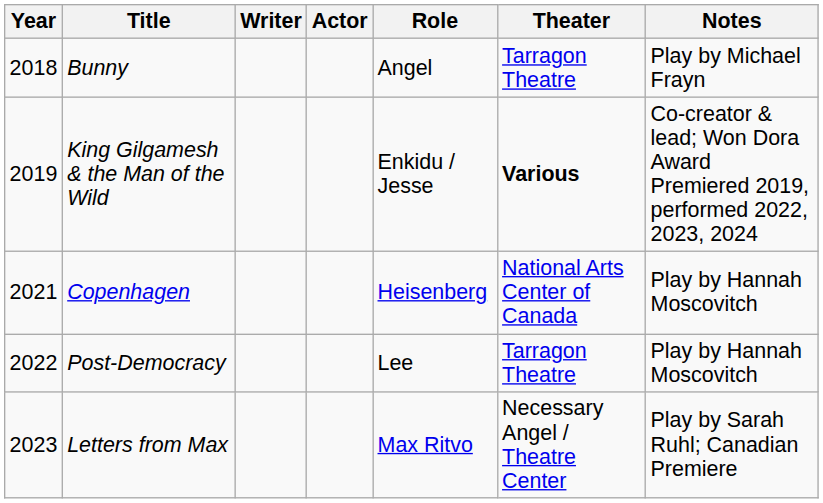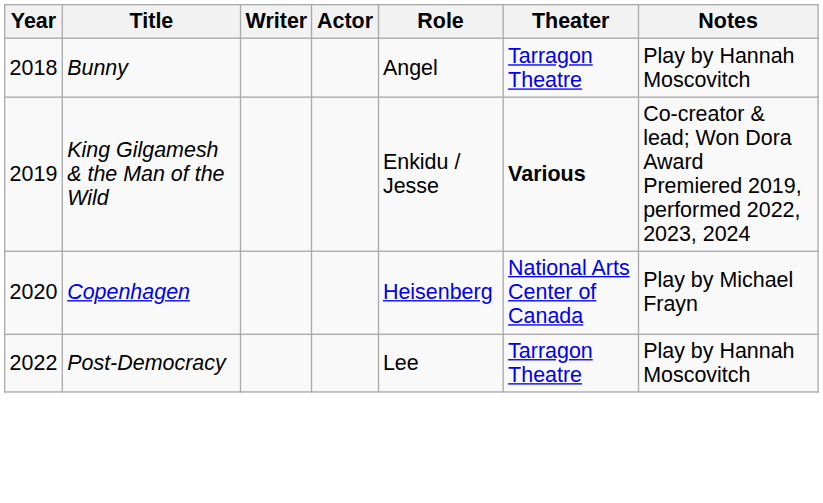(726, 67) Play by Michael Frayn -> (719, 67) Play by Hannah Moscovitch
(33, 292) 2021 -> (33, 292) 2020
(726, 292) Play by Hannah Moscovitch -> (718, 292) Play by Michael Frayn
- row: (148, 444)
